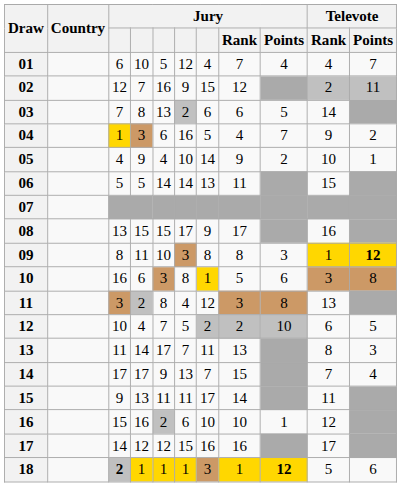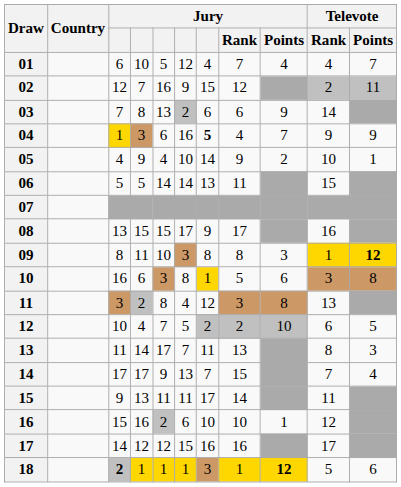(284, 111) 5 -> (284, 111) 9
(207, 135) normal -> (207, 135) bold
(373, 135) 2 -> (373, 135) 9
